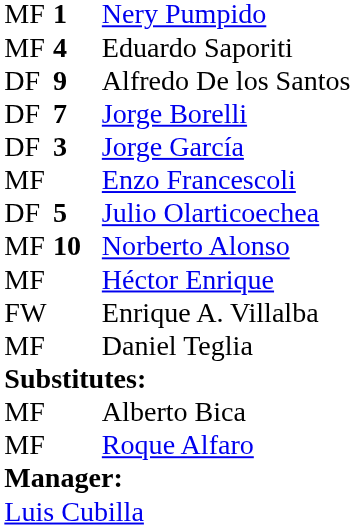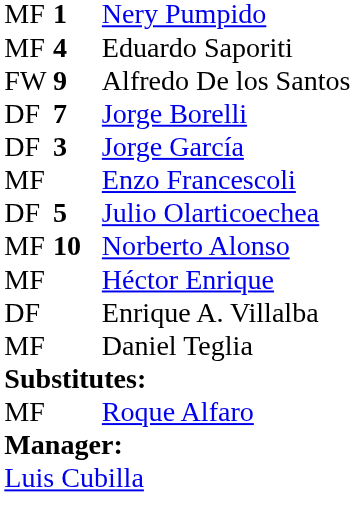(22, 80) DF -> (25, 80) FW
(25, 312) FW -> (22, 312) DF
- row: (174, 411)
